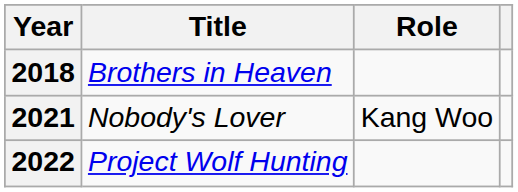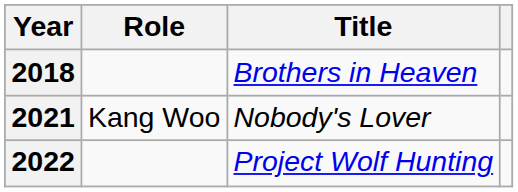columns swapped: (218, 27) <-> (427, 27)
